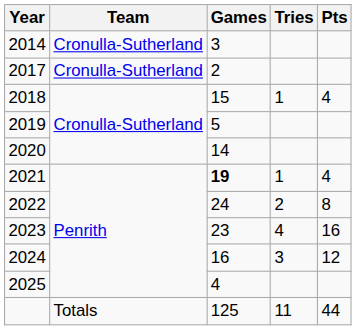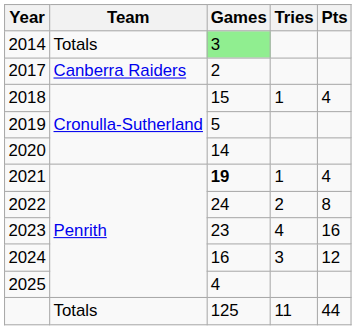(128, 44) Cronulla-Sutherland -> (75, 44) Totals
(215, 44) no background -> (215, 44) lightgreen background
(128, 71) Cronulla-Sutherland -> (120, 71) Canberra Raiders
